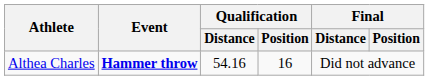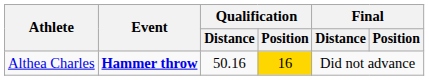(229, 63) 54.16 -> (229, 63) 50.16
(285, 63) no background -> (285, 63) gold background
